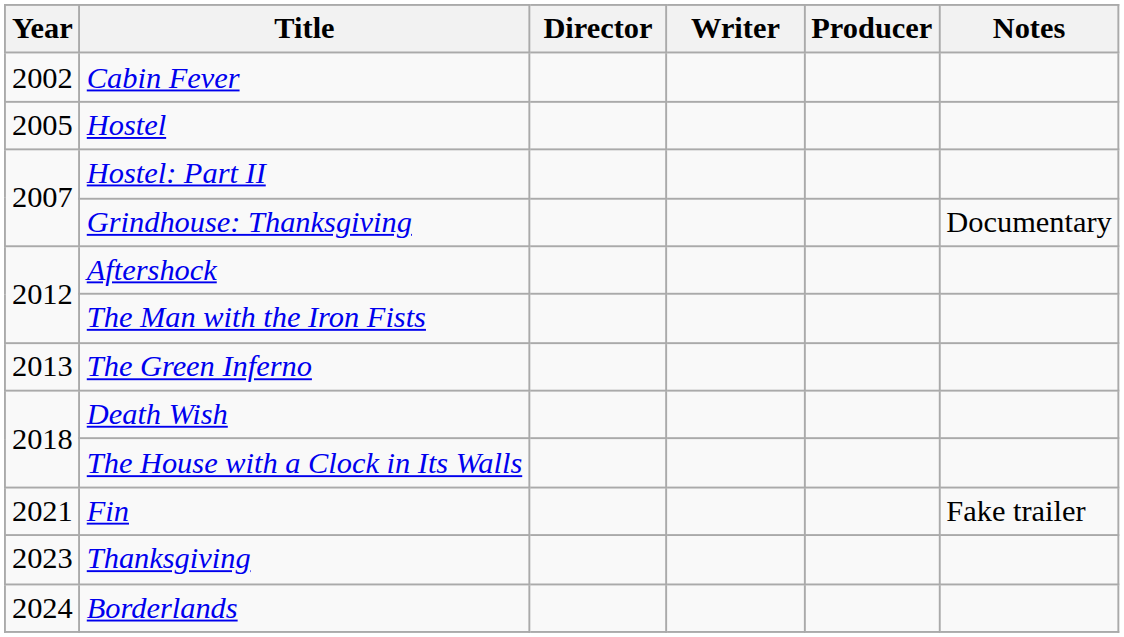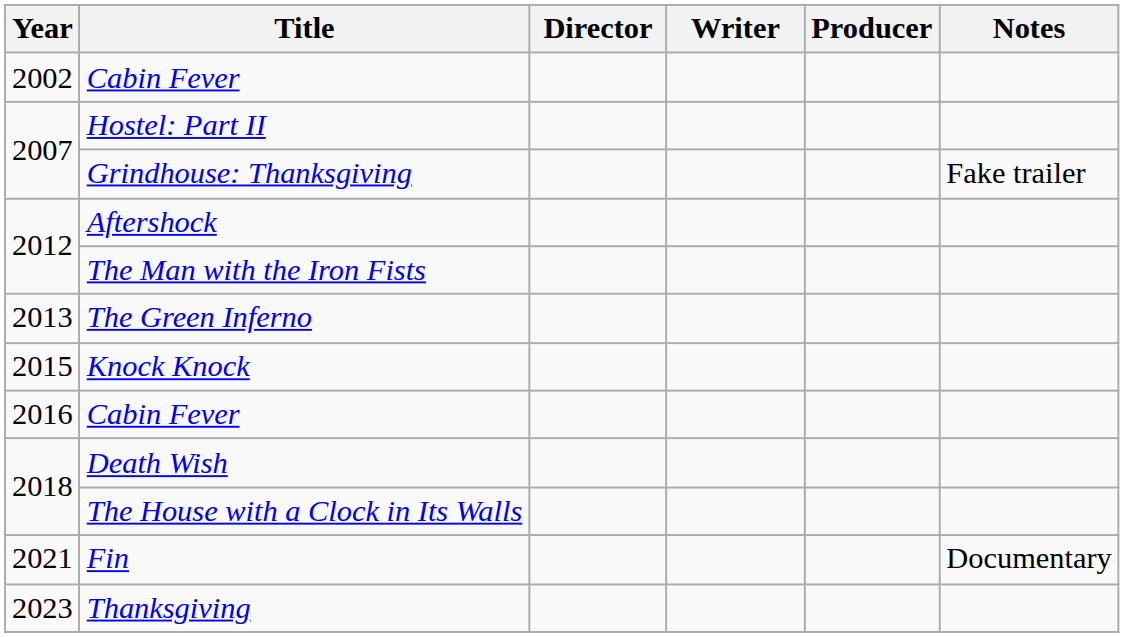- row: (42, 125)
(1029, 221) Documentary -> (1016, 173) Fake trailer
+ row: (42, 366)
+ row: (42, 414)
(1016, 510) Fake trailer -> (1029, 558) Documentary
- row: (42, 607)
